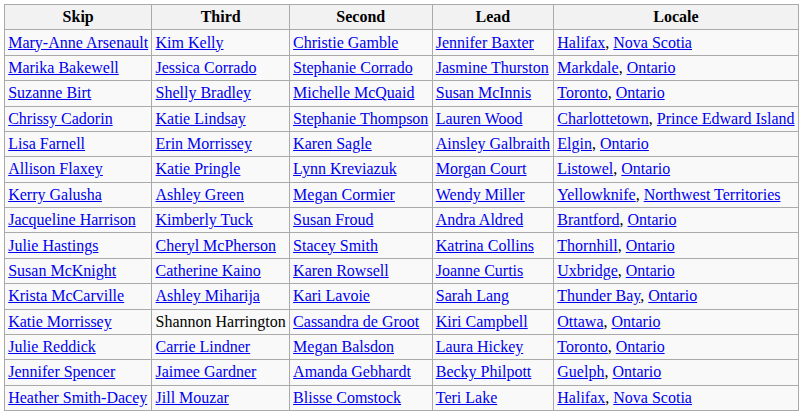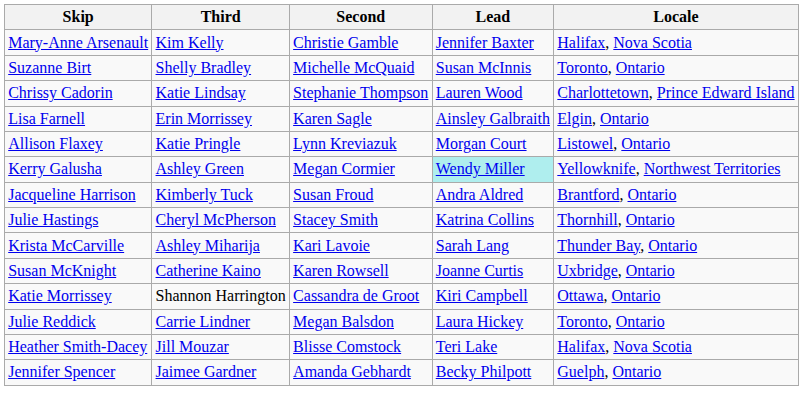- row: (64, 67)
(480, 194) no background -> (480, 169) paleturquoise background
rows swapped: (66, 296) <-> (62, 270)
rows swapped: (78, 397) <-> (62, 372)
